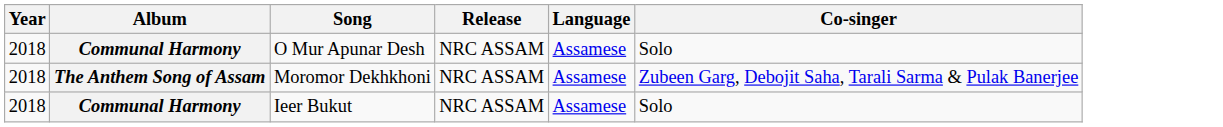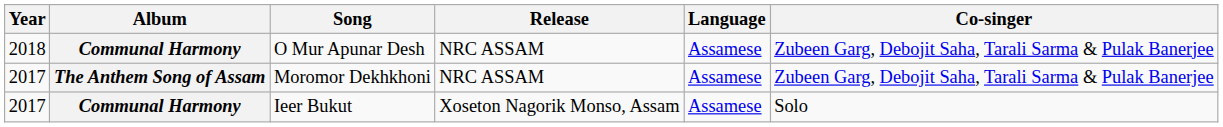(656, 48) Solo -> (994, 48) Zubeen Garg, Debojit Saha, Tarali Sarma & Pulak Banerjee
(27, 77) 2018 -> (27, 77) 2017
(27, 106) 2018 -> (27, 106) 2017
(492, 106) NRC ASSAM -> (559, 106) Xoseton Nagorik Monso, Assam
